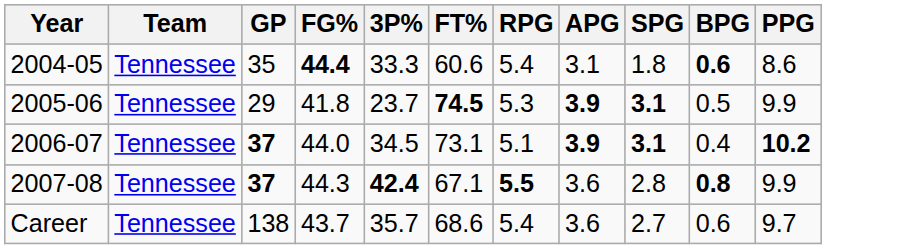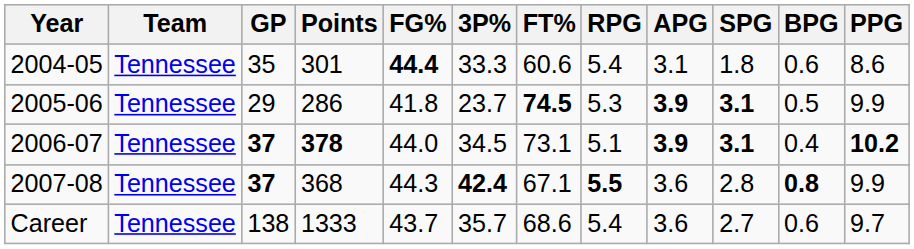+ column: (339, 24)
(713, 64) bold -> (801, 64) normal
